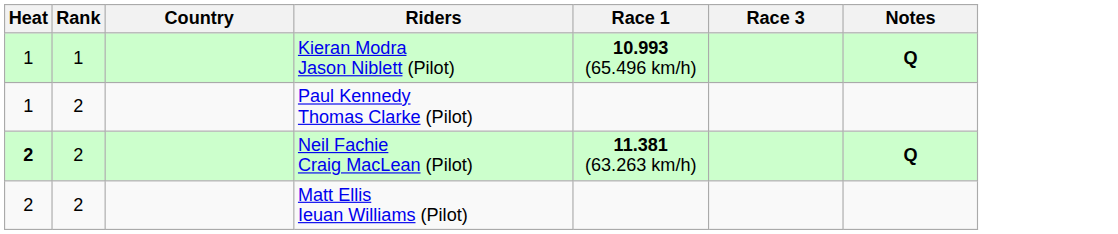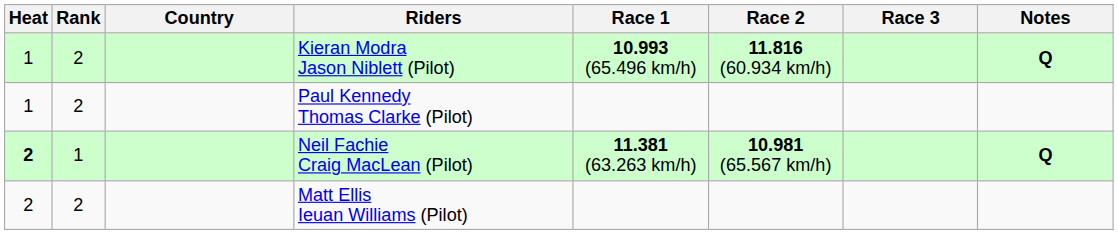+ column: (776, 18)
(78, 57) 1 -> (78, 57) 2
(78, 155) 2 -> (78, 155) 1
